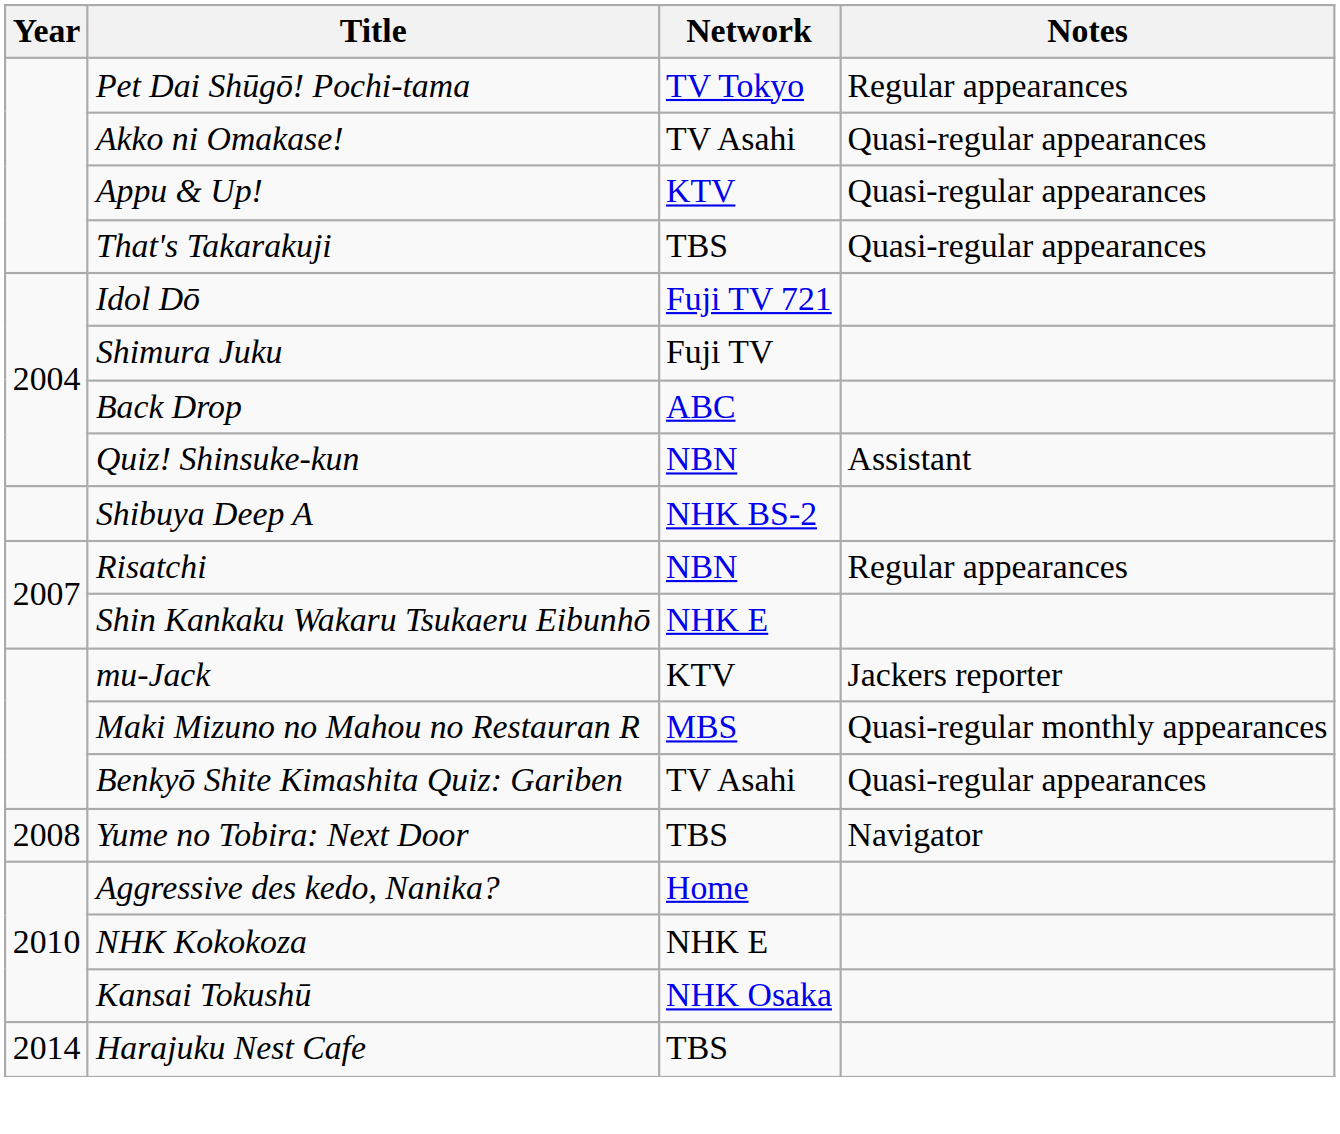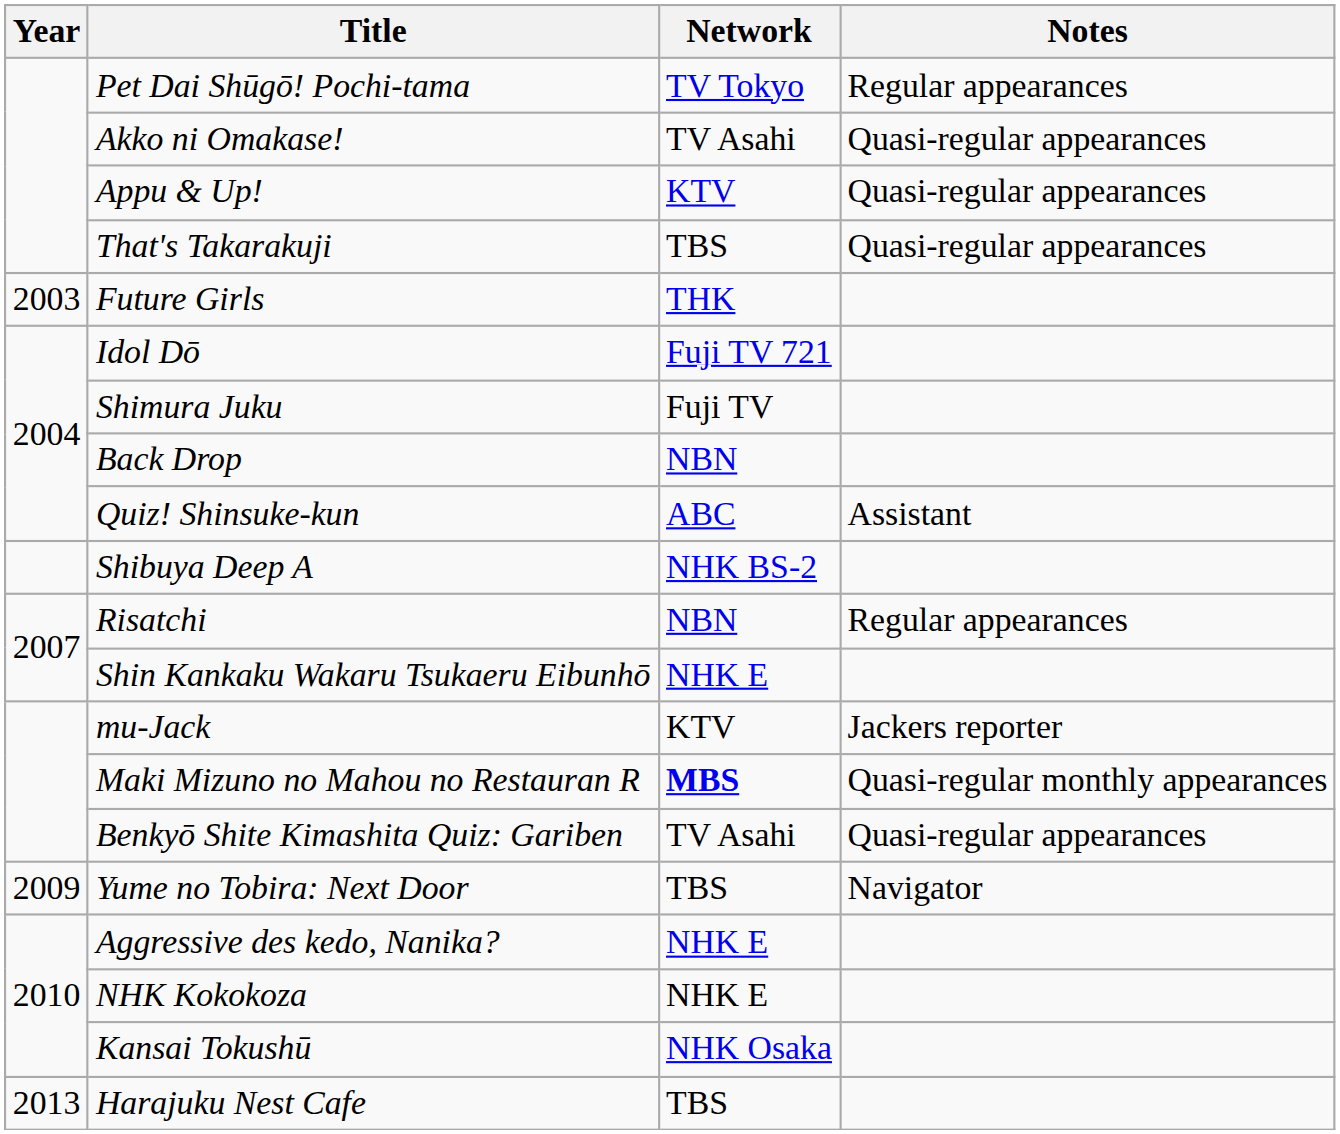+ row: (180, 298)
(701, 406) ABC -> (702, 459) NBN
(702, 459) NBN -> (701, 513) ABC
(702, 727) normal -> (703, 780) bold
(47, 834) 2008 -> (47, 887) 2009
(707, 887) Home -> (717, 941) NHK E
(47, 1048) 2014 -> (47, 1102) 2013
